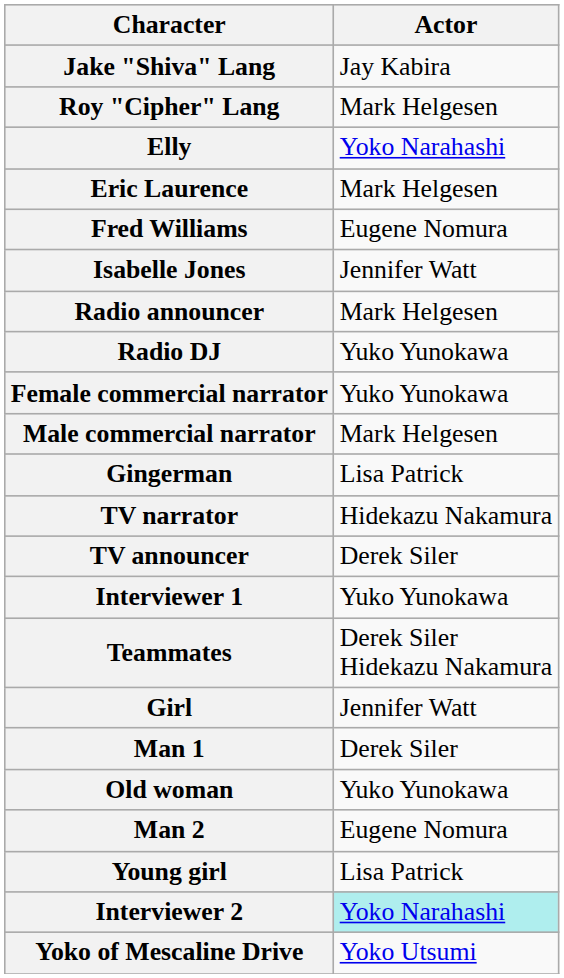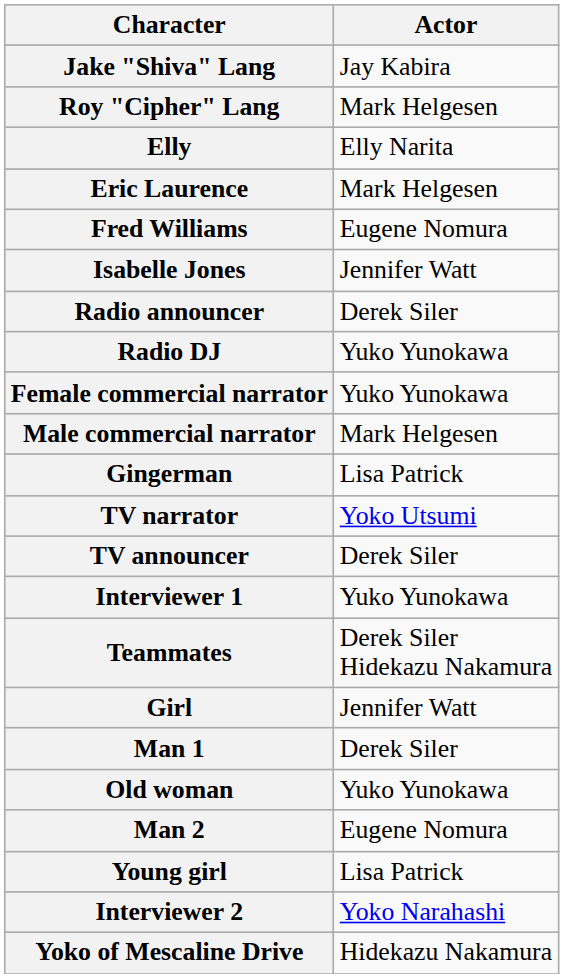(422, 147) Yoko Narahashi -> (397, 147) Elly Narita
(419, 310) Mark Helgesen -> (399, 310) Derek Siler
(446, 515) Hidekazu Nakamura -> (408, 515) Yoko Utsumi
(422, 911) paleturquoise background -> (422, 911) no background
(408, 952) Yoko Utsumi -> (446, 952) Hidekazu Nakamura
